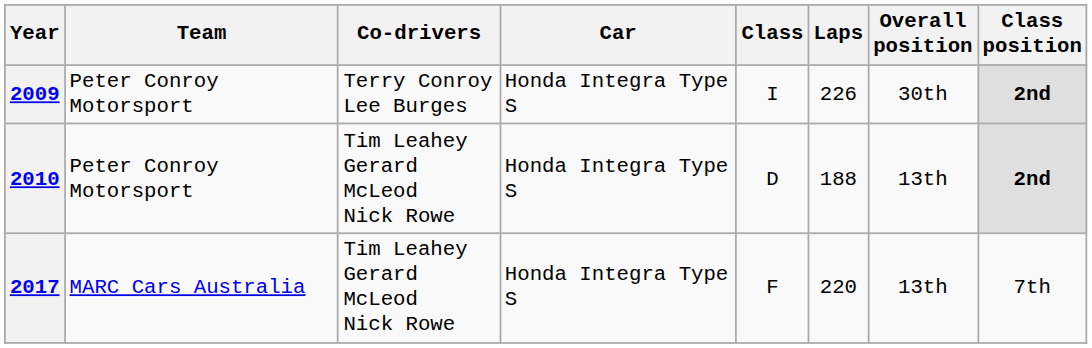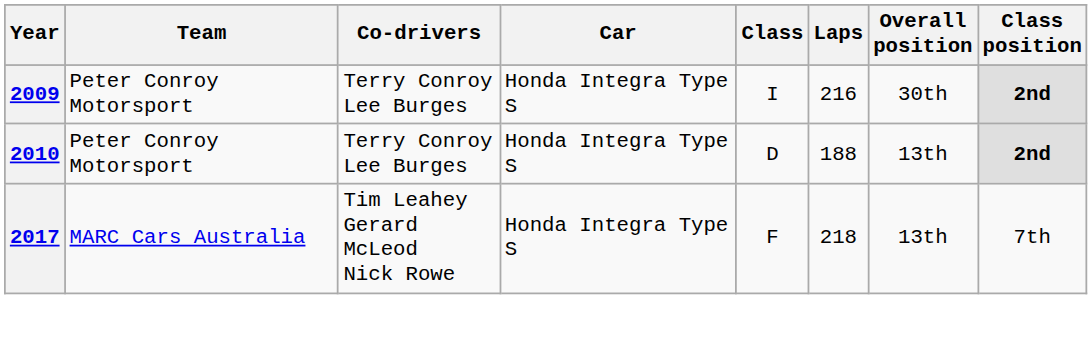(838, 94) 226 -> (838, 94) 216
(405, 178) Tim Leahey Gerard McLeod Nick Rowe -> (418, 154) Terry Conroy Lee Burges
(838, 287) 220 -> (838, 238) 218
